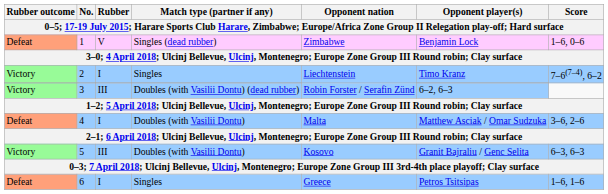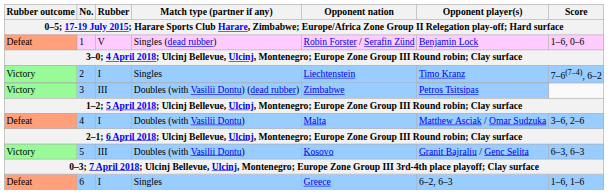(324, 42) Zimbabwe -> (359, 42) Robin Forster / Serafin Zünd
(359, 90) Robin Forster / Serafin Zünd -> (324, 90) Zimbabwe
(436, 90) 6–2, 6–3 -> (449, 90) Petros Tsitsipas
(449, 182) Petros Tsitsipas -> (436, 182) 6–2, 6–3
